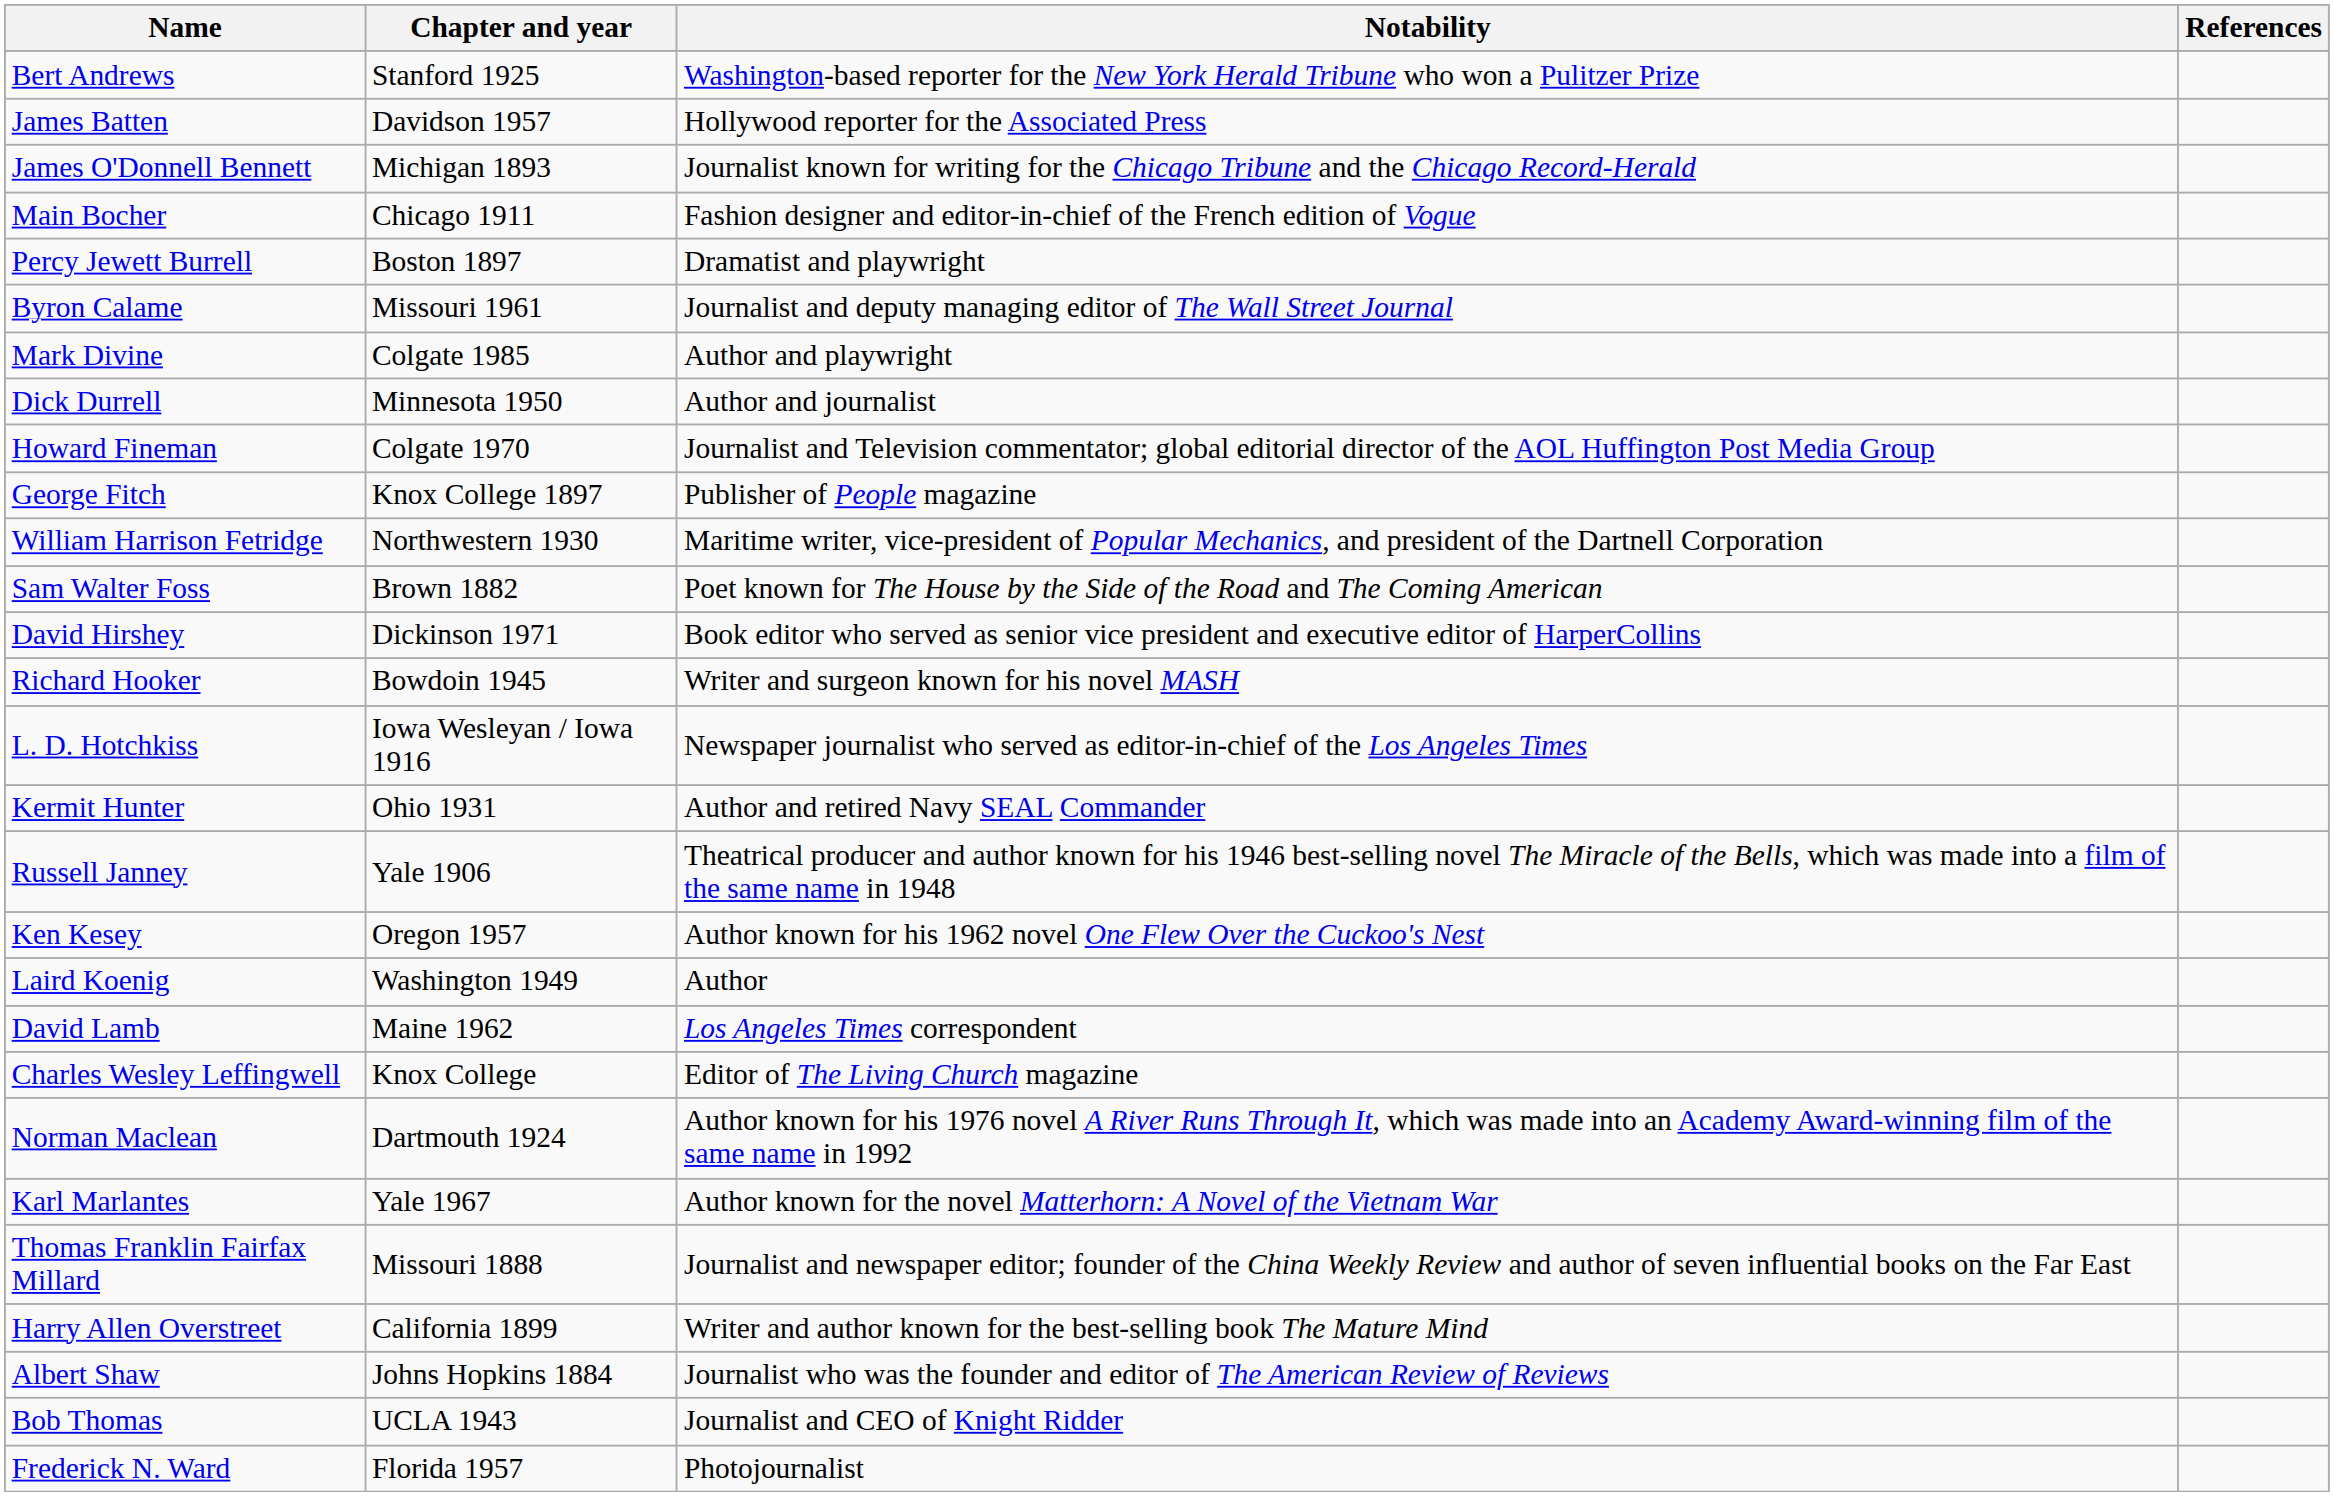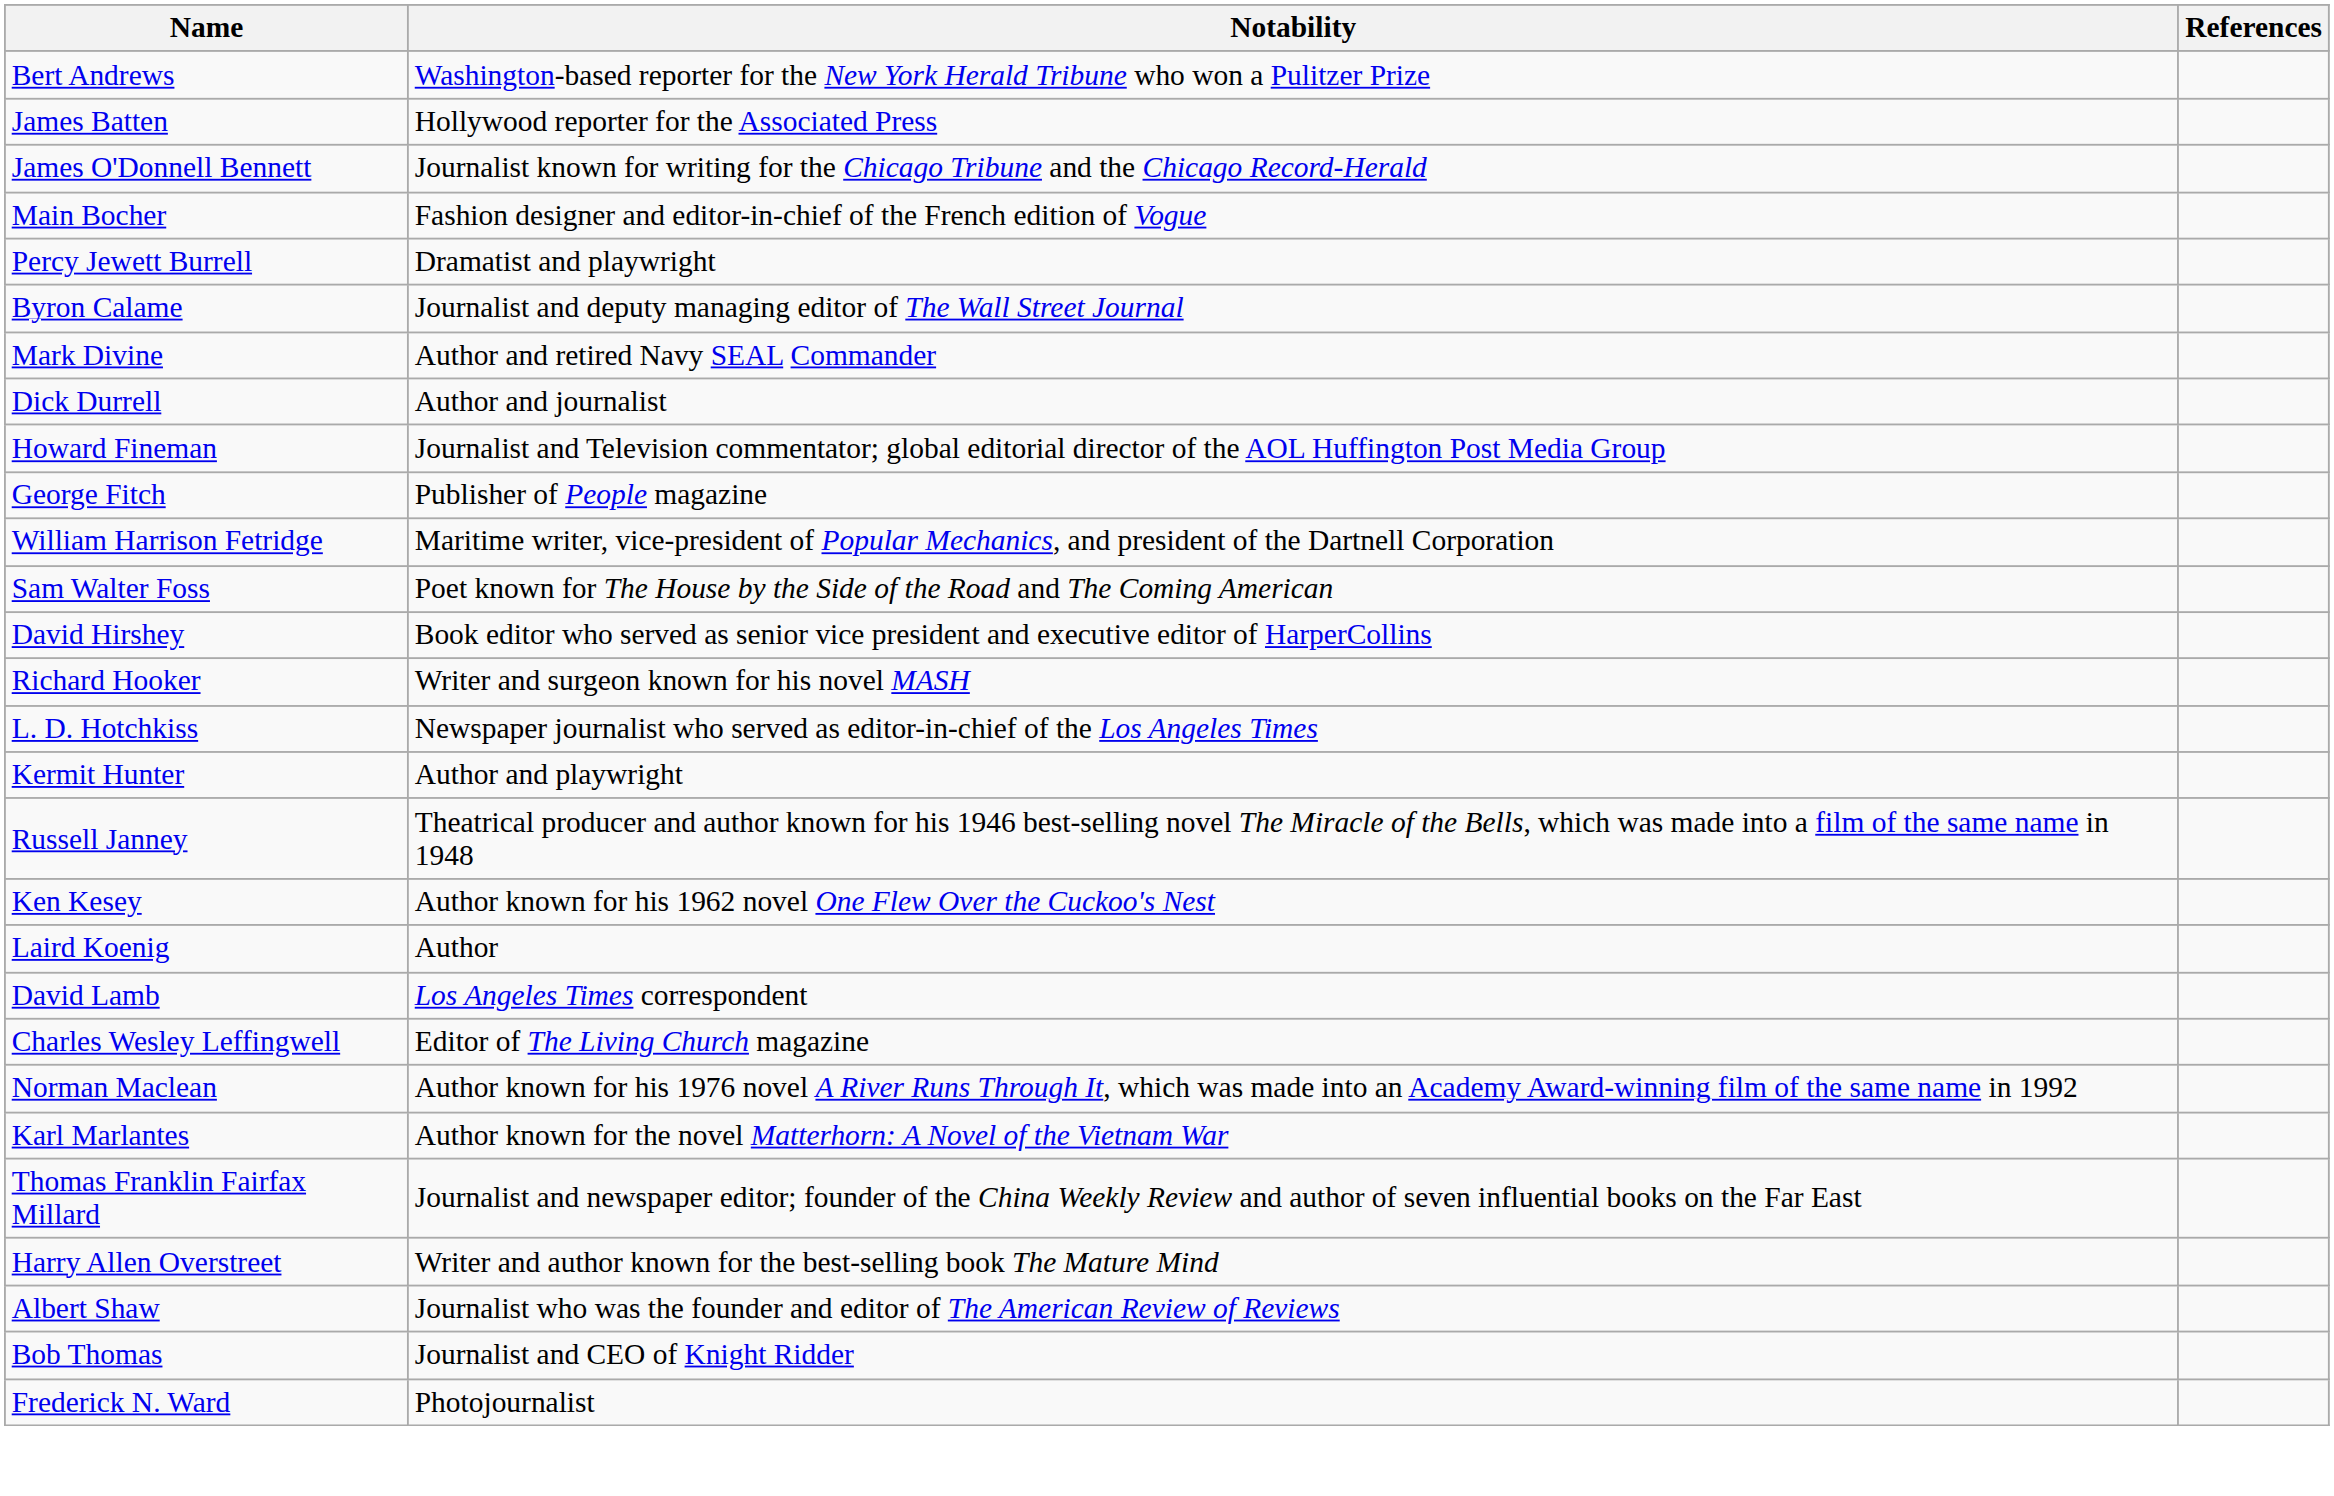- column: (521, 27)
(818, 354) Author and playwright -> (675, 354) Author and retired Navy SEAL Commander
(945, 808) Author and retired Navy SEAL Commander -> (549, 774) Author and playwright
